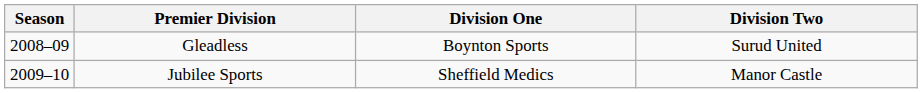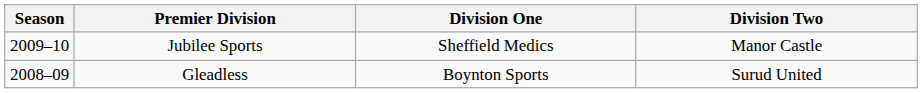rows swapped: (215, 45) <-> (215, 73)
